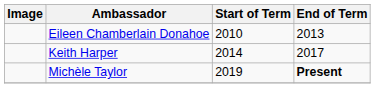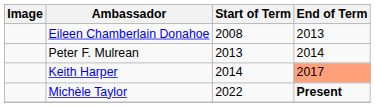(229, 33) 2010 -> (229, 33) 2008
+ row: (94, 53)
(310, 53) no background -> (310, 72) lightsalmon background
(229, 72) 2019 -> (229, 92) 2022
